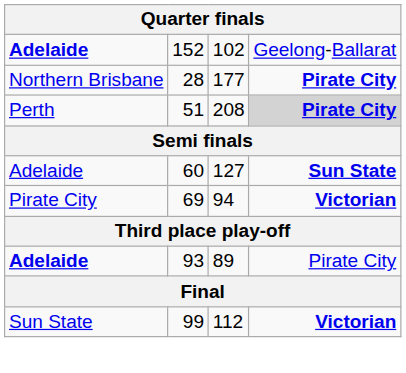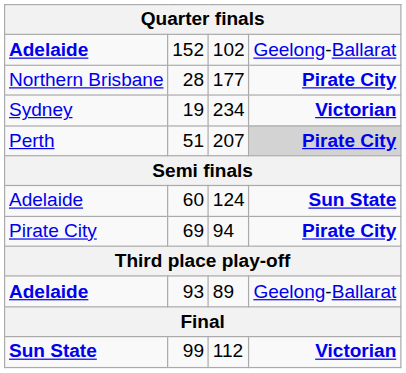+ row: (193, 110)
(229, 110) 208 -> (229, 140) 207
(229, 170) 127 -> (229, 200) 124
(356, 200) Victorian -> (349, 230) Pirate City
(352, 261) Pirate City -> (325, 291) Geelong-Ballarat
(51, 321) normal -> (53, 351) bold
